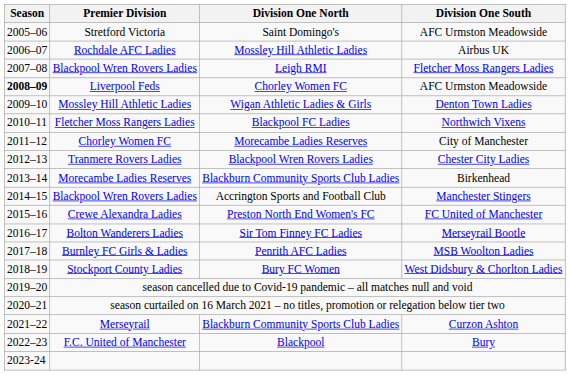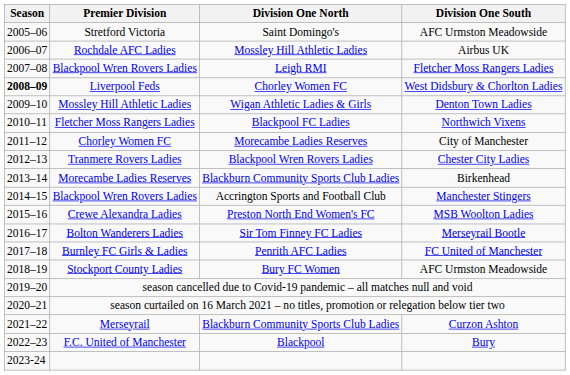(484, 86) AFC Urmston Meadowside -> (484, 86) West Didsbury & Chorlton Ladies
(484, 214) FC United of Manchester -> (484, 214) MSB Woolton Ladies
(484, 251) MSB Woolton Ladies -> (484, 251) FC United of Manchester
(484, 269) West Didsbury & Chorlton Ladies -> (484, 269) AFC Urmston Meadowside
